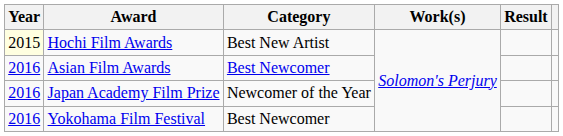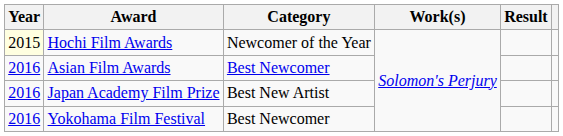(278, 42) Best New Artist -> (299, 42) Newcomer of the Year
(299, 93) Newcomer of the Year -> (278, 93) Best New Artist
